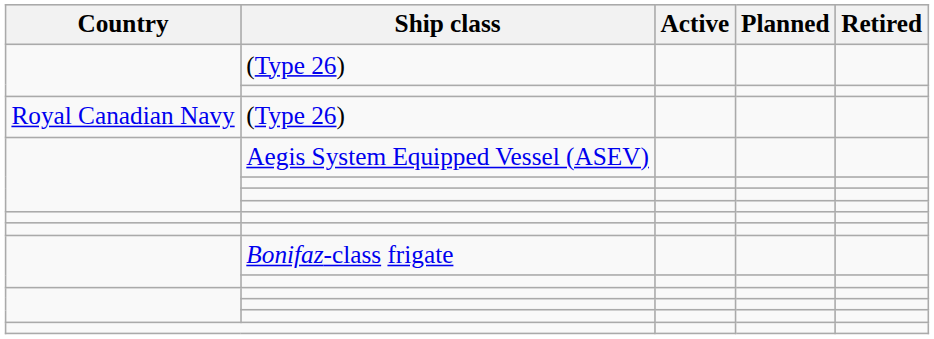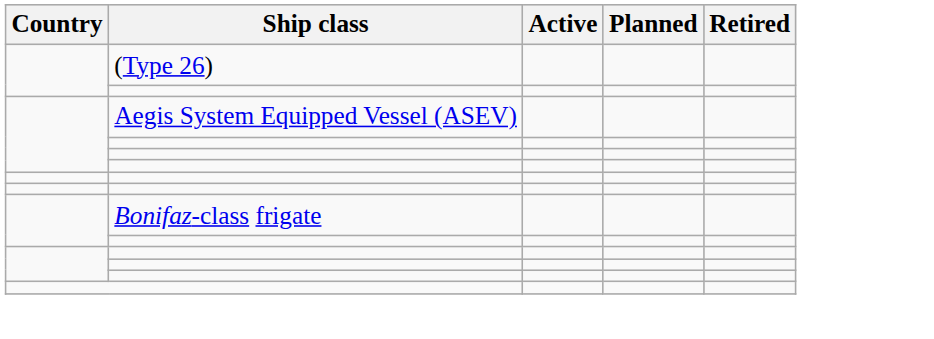- row: (123, 116)
